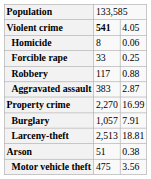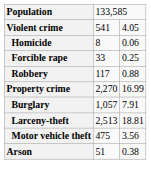(103, 27) bold -> (103, 27) normal
- row: (49, 89)
rows swapped: (49, 167) <-> (19, 151)
